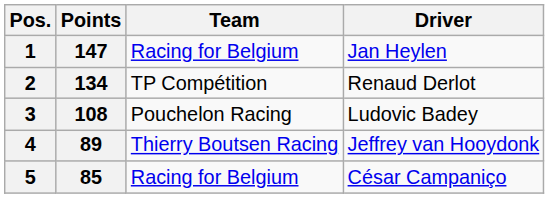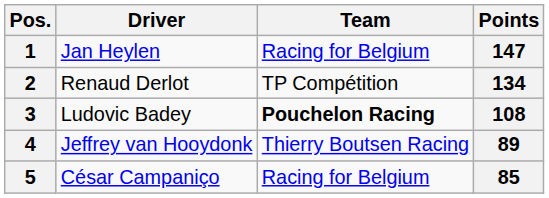columns swapped: (443, 20) <-> (91, 20)
(211, 114) normal -> (348, 114) bold
